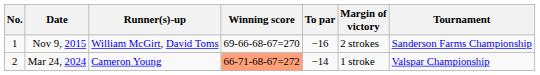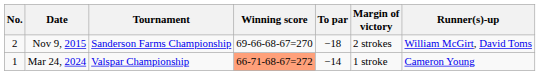columns swapped: (462, 19) <-> (155, 19)
(15, 44) 1 -> (15, 44) 2
(320, 44) −16 -> (333, 44) −18
(15, 61) 2 -> (15, 61) 1
